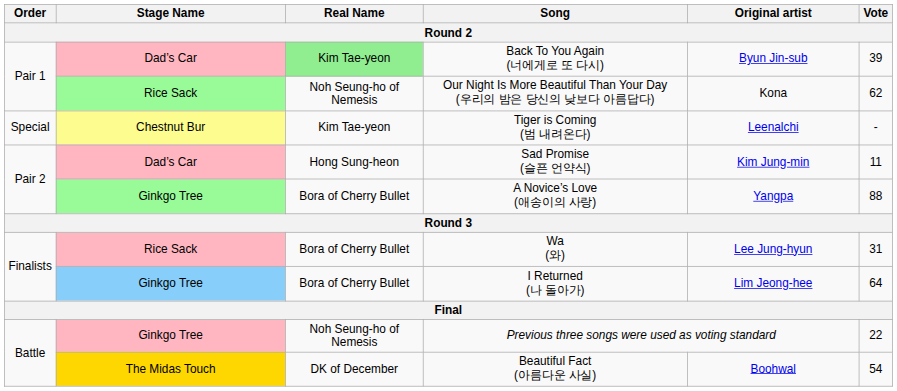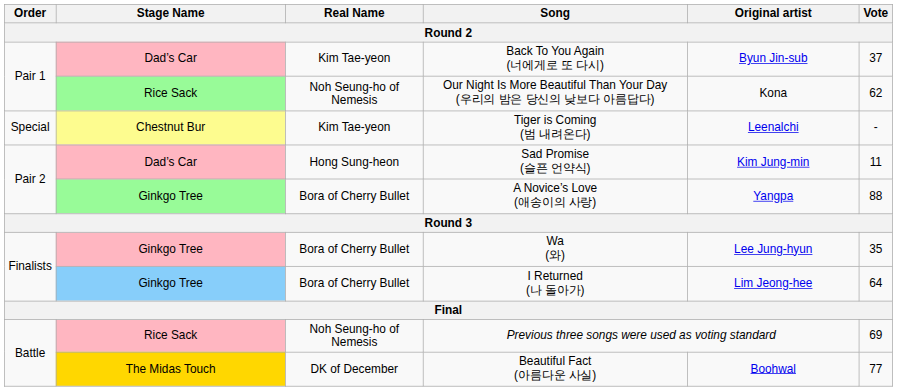(354, 59) lightgreen background -> (354, 59) no background
(876, 59) 39 -> (876, 59) 37
(171, 249) Rice Sack -> (171, 249) Ginkgo Tree
(876, 249) 31 -> (876, 249) 35
(171, 335) Ginkgo Tree -> (171, 335) Rice Sack
(876, 335) 22 -> (876, 335) 69
(876, 369) 54 -> (876, 369) 77
